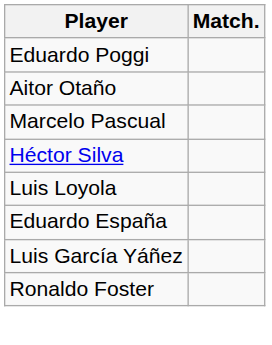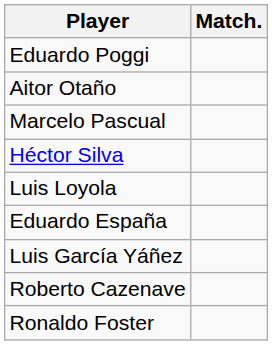+ row: (98, 289)
